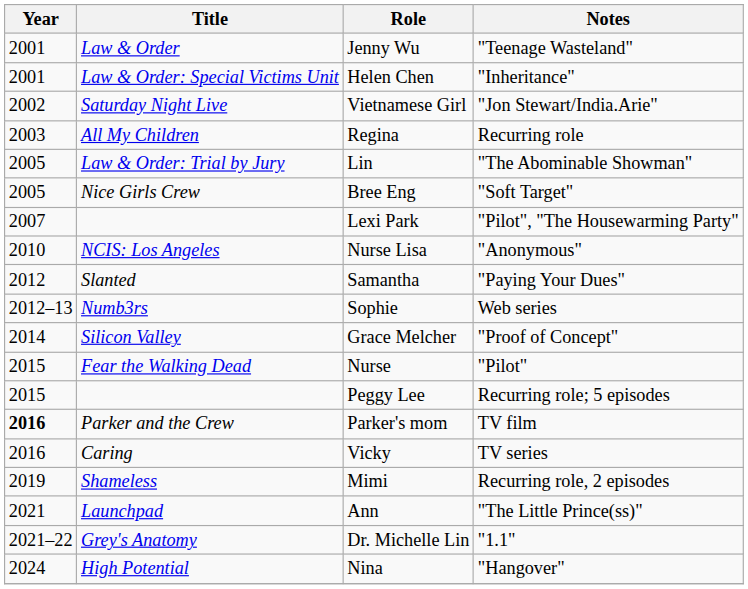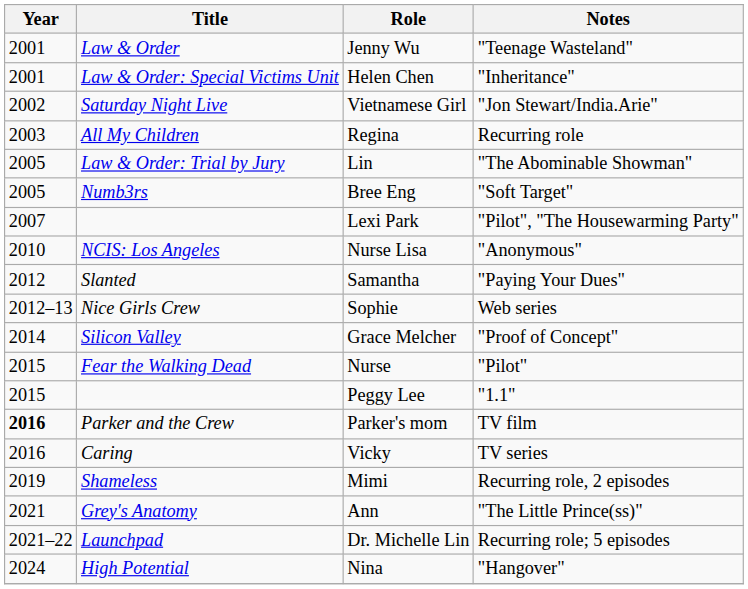(140, 192) Nice Girls Crew -> (114, 192) Numb3rs
(114, 308) Numb3rs -> (140, 308) Nice Girls Crew
(574, 395) Recurring role; 5 episodes -> (497, 395) "1.1"
(122, 510) Launchpad -> (139, 510) Grey's Anatomy
(139, 539) Grey's Anatomy -> (122, 539) Launchpad
(497, 539) "1.1" -> (574, 539) Recurring role; 5 episodes
